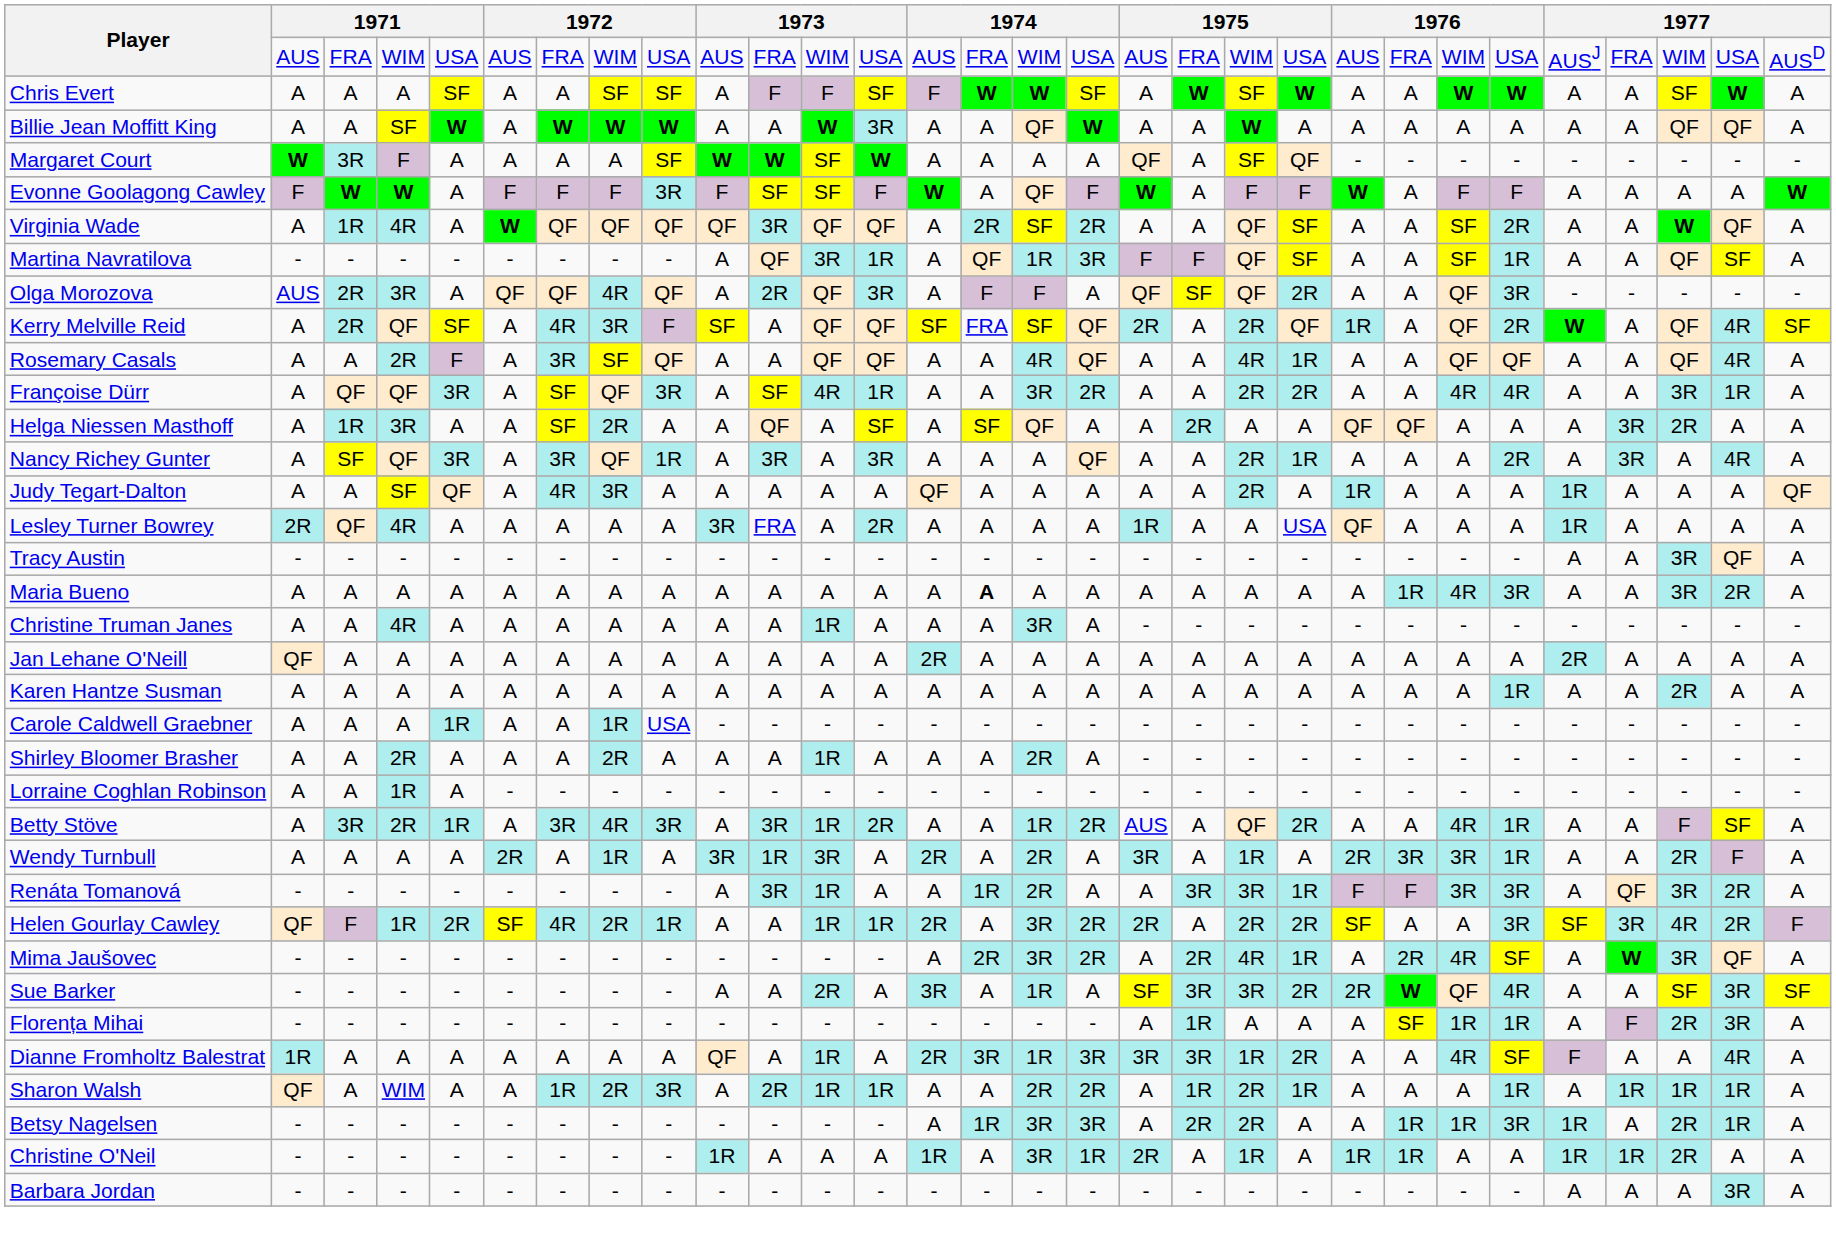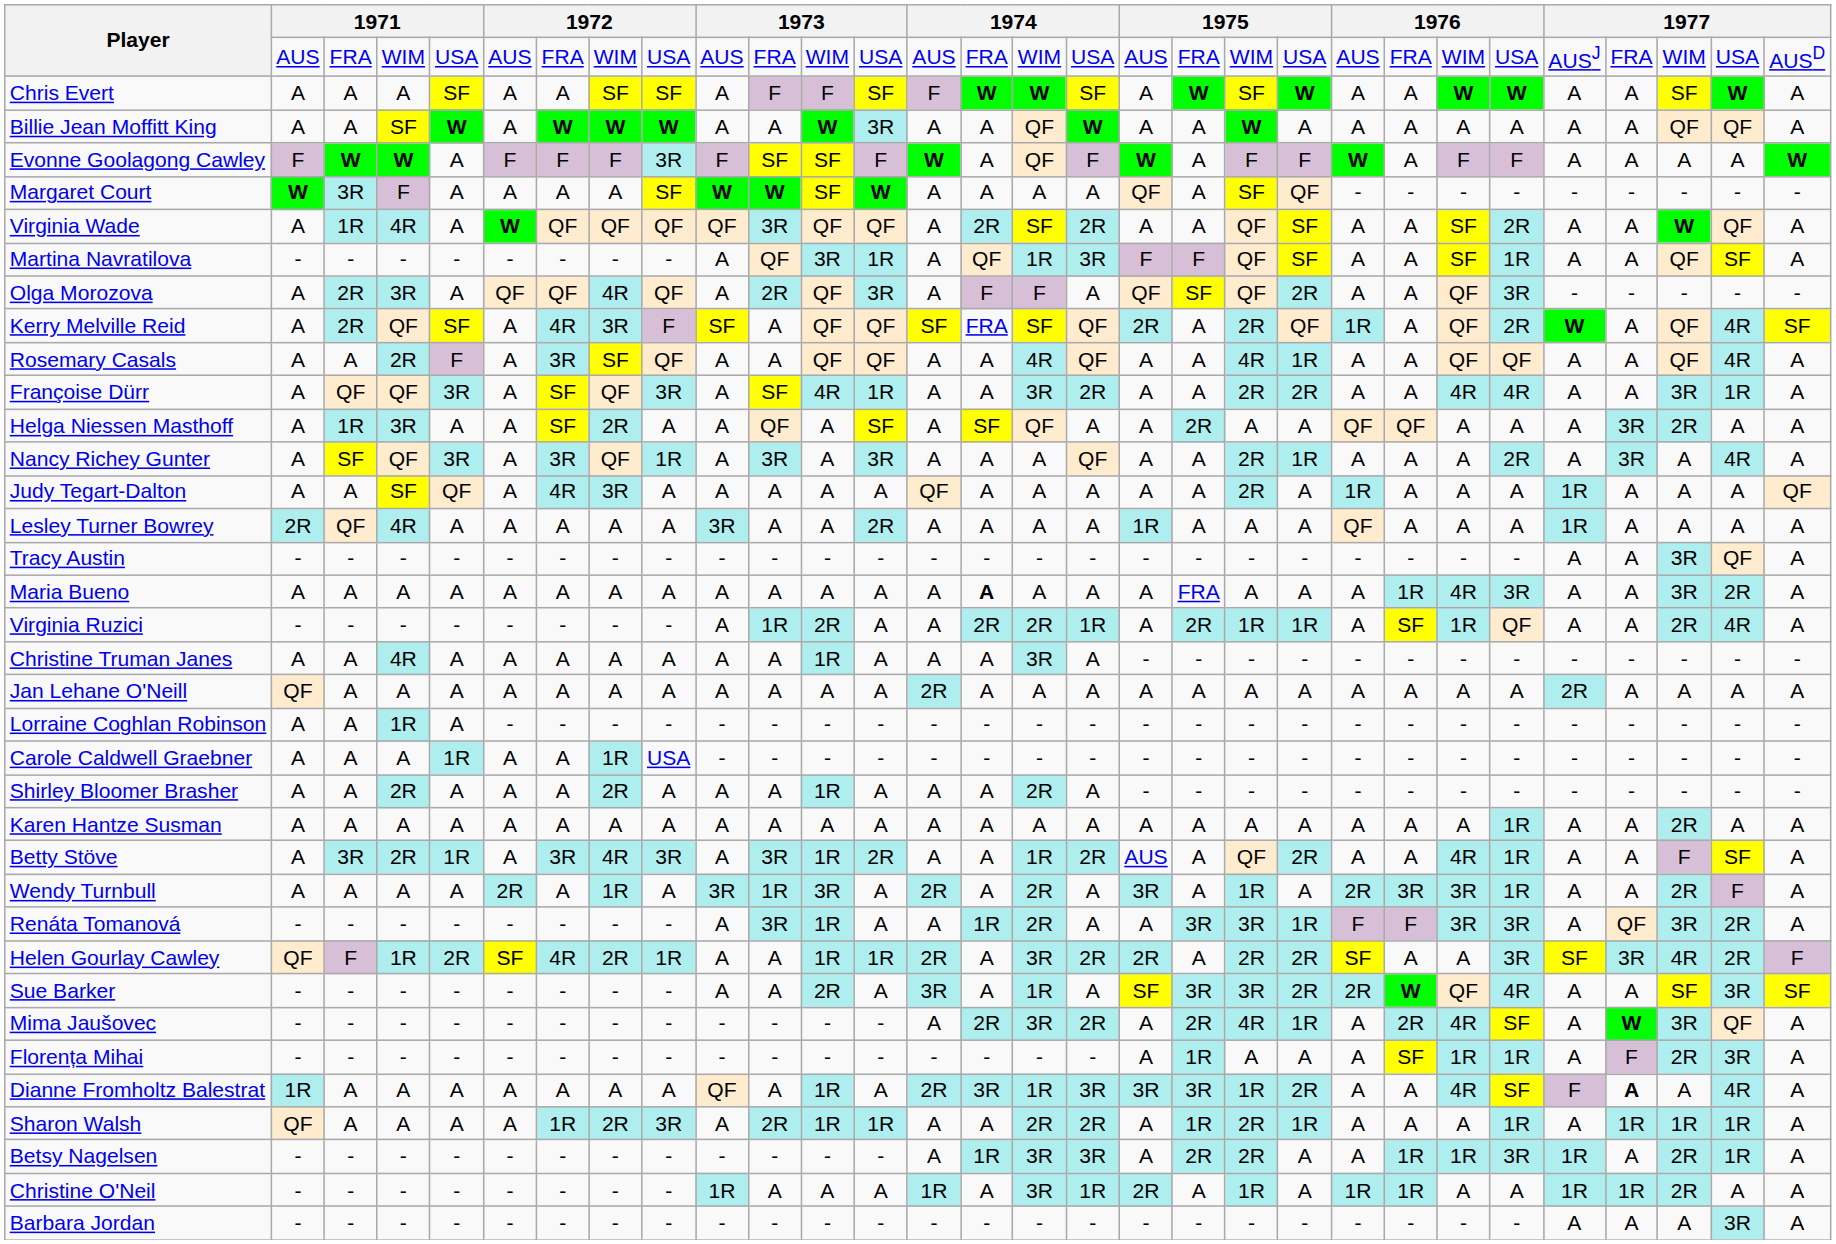rows swapped: (137, 193) <-> (81, 159)
(298, 292) AUS -> (298, 292) A
(775, 525) FRA -> (775, 525) A
(1305, 525) USA -> (1305, 525) A
(1199, 591) A -> (1199, 591) FRA
+ row: (76, 625)
rows swapped: (116, 691) <-> (138, 791)
rows swapped: (62, 990) <-> (83, 957)
(1632, 1057) normal -> (1632, 1090) bold
(403, 1090) WIM -> (403, 1123) A
